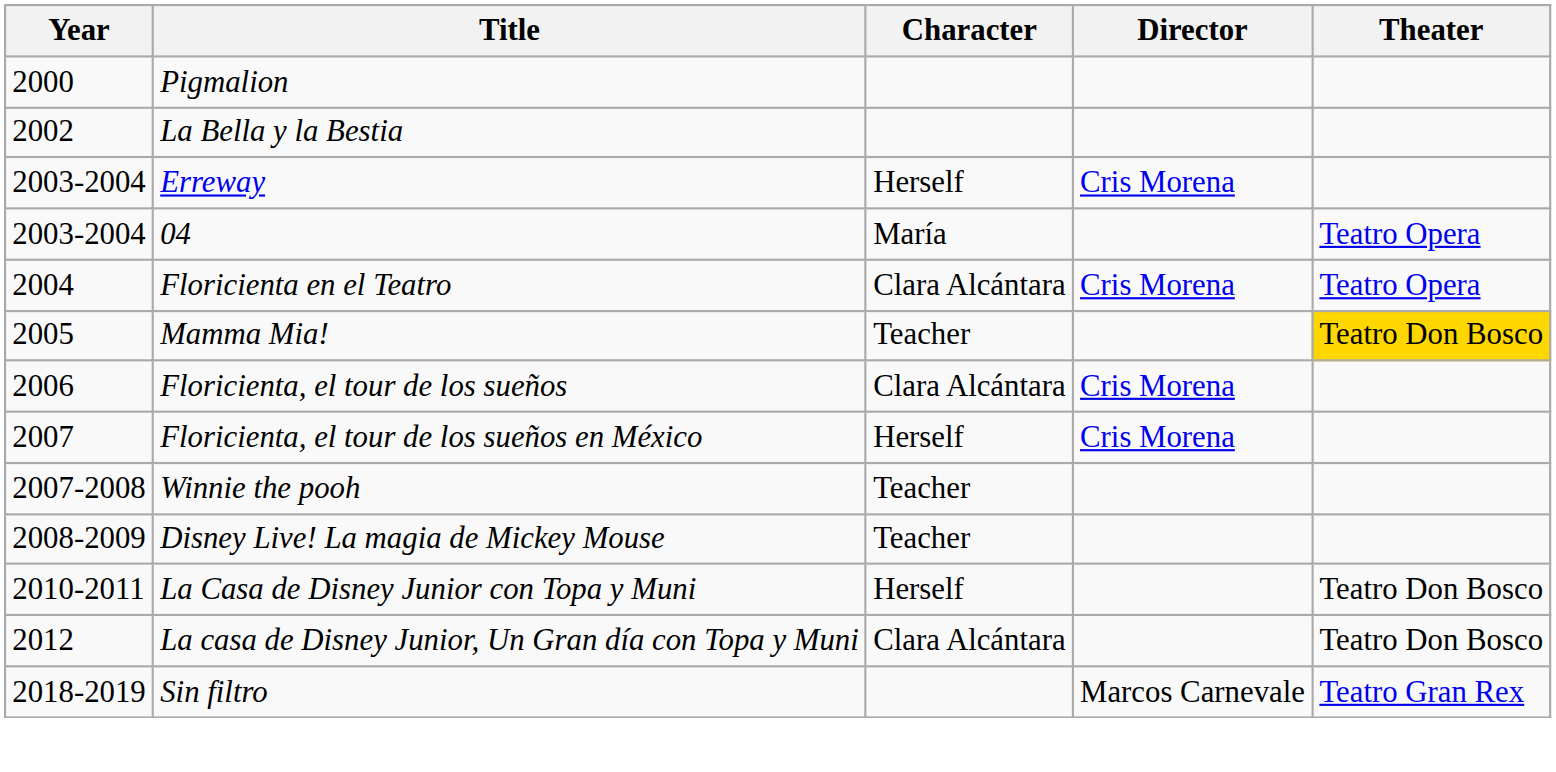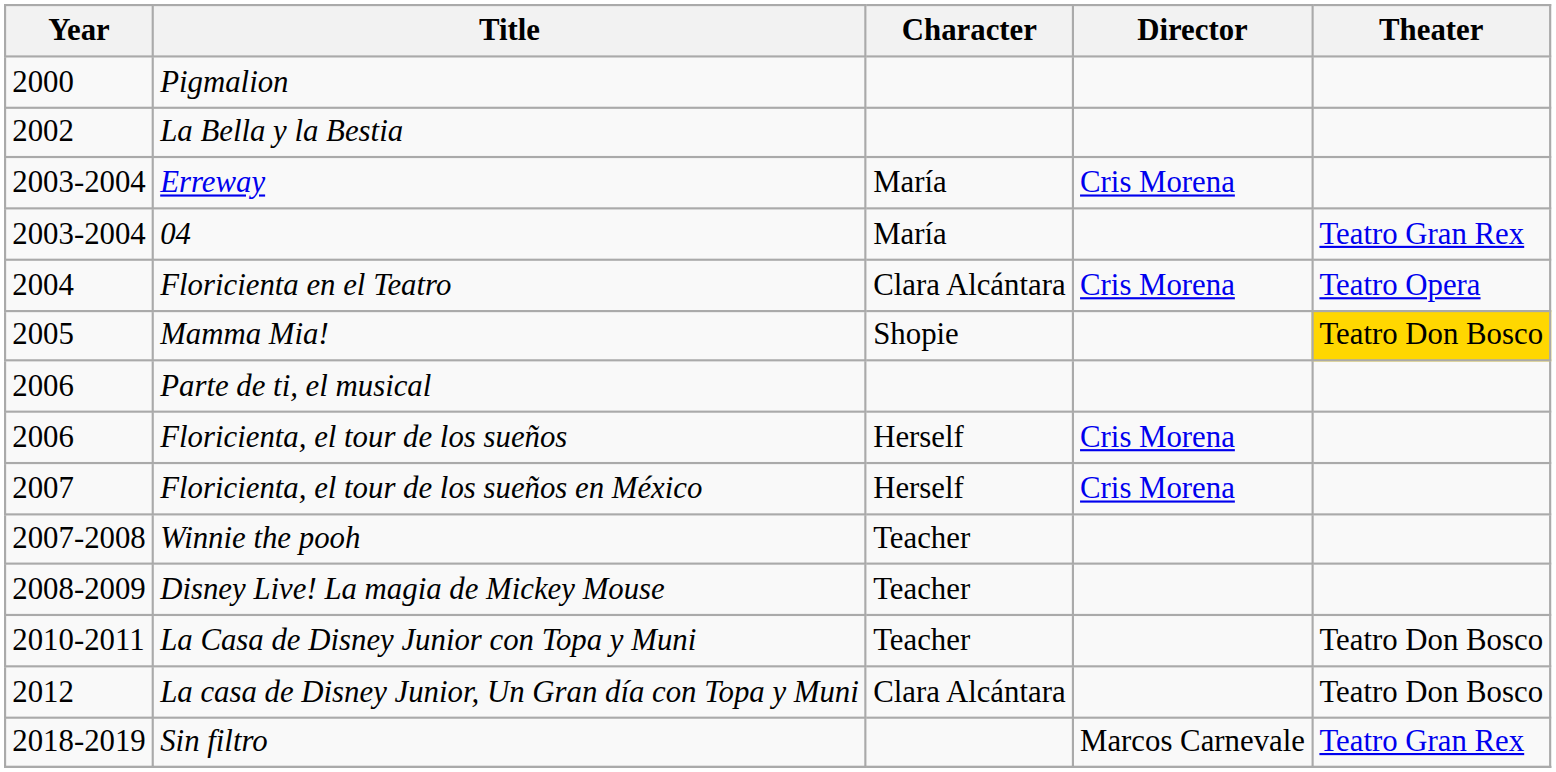(919, 182) Herself -> (910, 182) María
(1400, 233) Teatro Opera -> (1422, 233) Teatro Gran Rex
(922, 335) Teacher -> (916, 335) Shopie
+ row: (296, 386)
(969, 386) Clara Alcántara -> (919, 436) Herself
(919, 589) Herself -> (922, 640) Teacher
